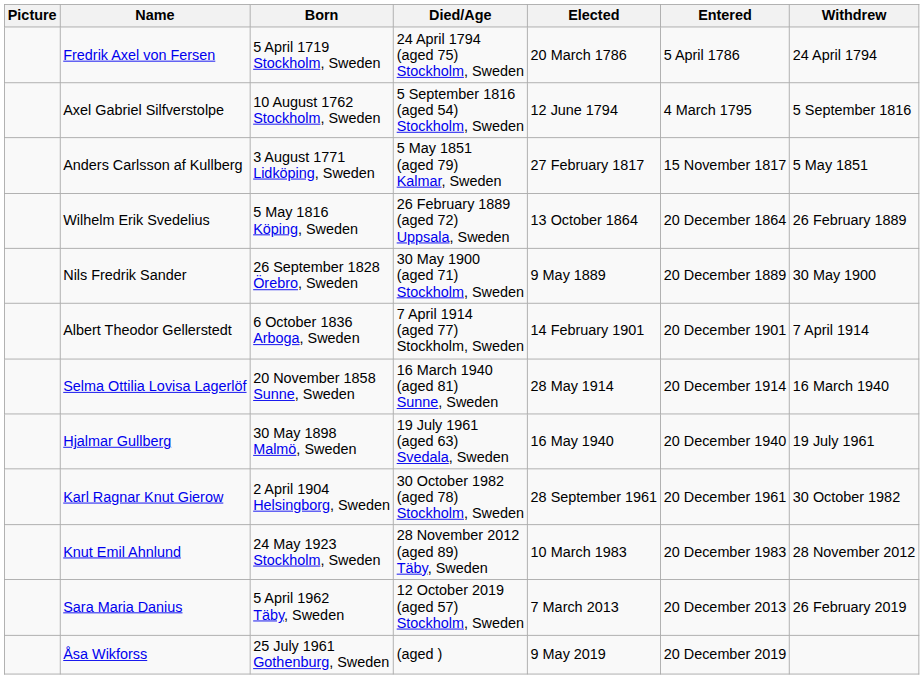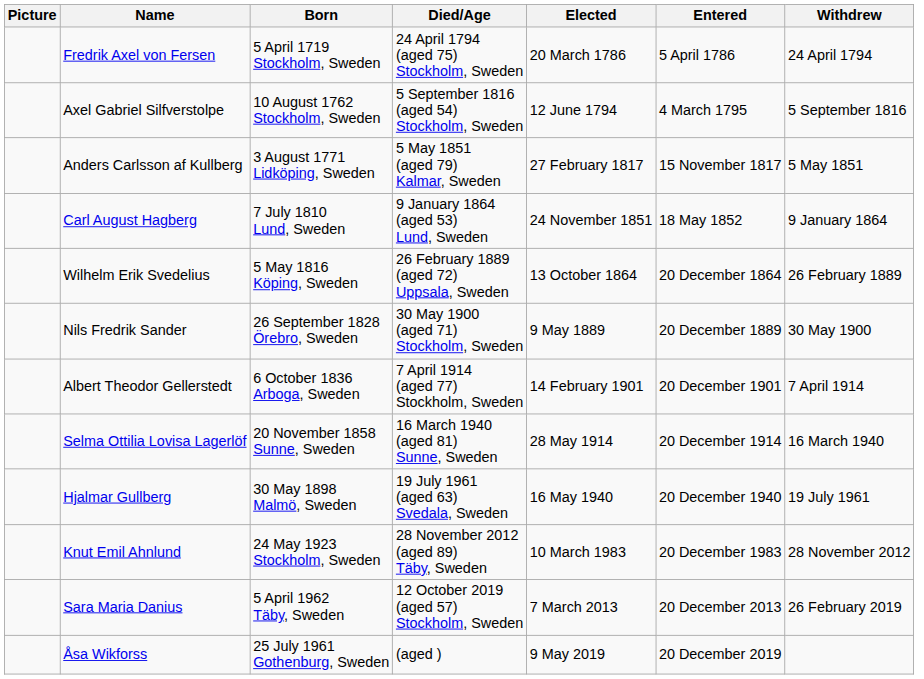+ row: (130, 220)
- row: (143, 496)
